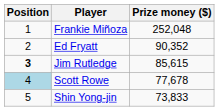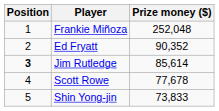(172, 64) 85,615 -> (172, 64) 85,614
(28, 81) lightblue background -> (28, 81) no background
